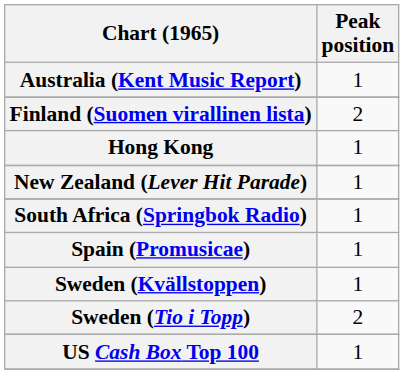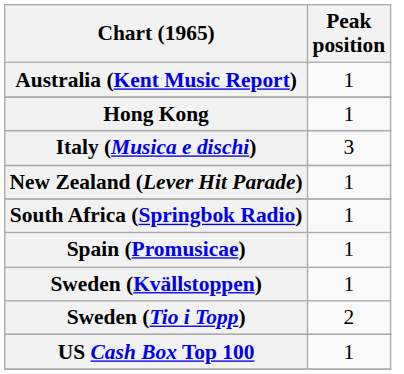- row: (161, 113)
+ row: (156, 147)
